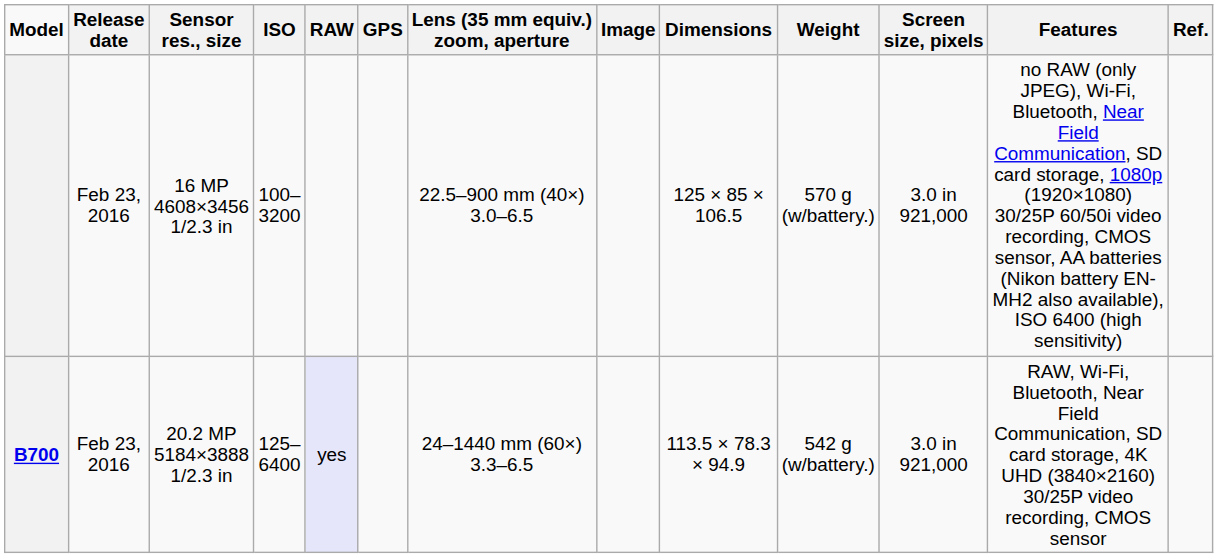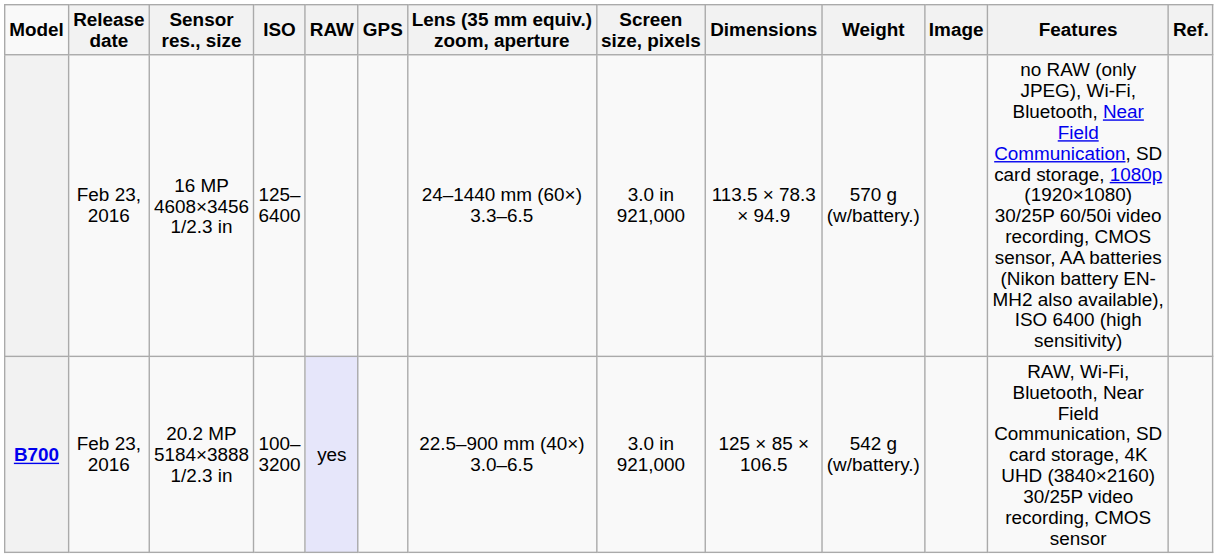columns swapped: (934, 30) <-> (628, 30)
(279, 205) 100–3200 -> (279, 205) 125–6400
(502, 205) 22.5–900 mm (40×) 3.0–6.5 -> (502, 205) 24–1440 mm (60×) 3.3–6.5
(719, 205) 125 × 85 × 106.5 -> (764, 205) 113.5 × 78.3 × 94.9
(279, 454) 125–6400 -> (279, 454) 100–3200
(502, 454) 24–1440 mm (60×) 3.3–6.5 -> (502, 454) 22.5–900 mm (40×) 3.0–6.5
(719, 454) 113.5 × 78.3 × 94.9 -> (764, 454) 125 × 85 × 106.5
